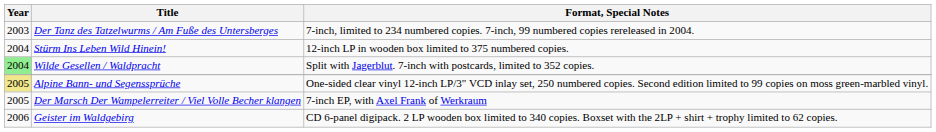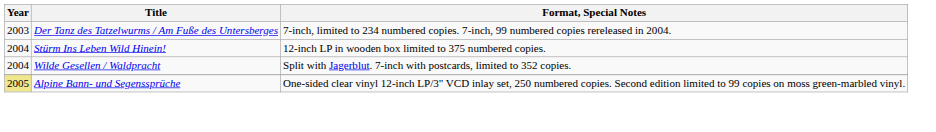(18, 65) lightgreen background -> (18, 65) no background
- row: (168, 100)
- row: (84, 118)
